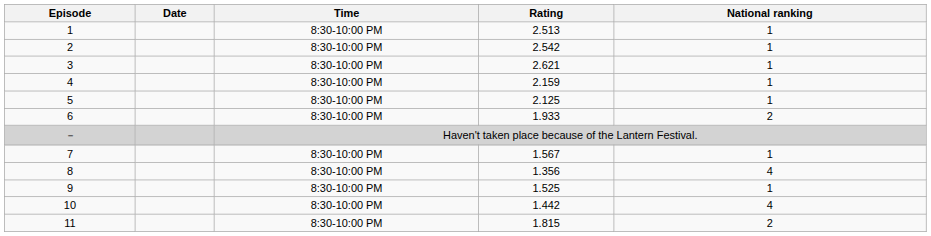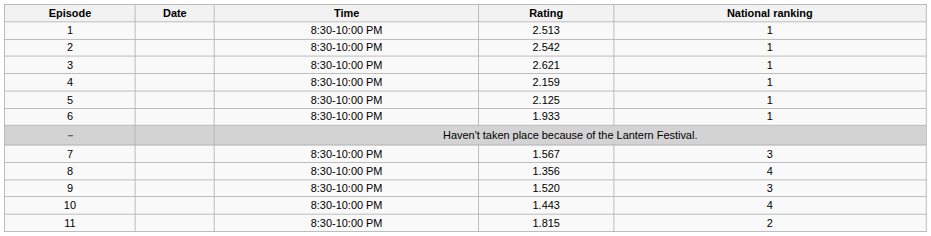(770, 117) 2 -> (770, 117) 1
(770, 154) 1 -> (770, 154) 3
(546, 189) 1.525 -> (546, 189) 1.520
(770, 189) 1 -> (770, 189) 3
(546, 206) 1.442 -> (546, 206) 1.443
